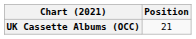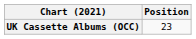(167, 27) 21 -> (167, 27) 23
